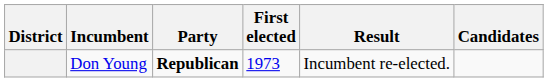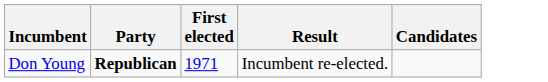- column: (35, 36)
(263, 63) 1973 -> (201, 63) 1971
